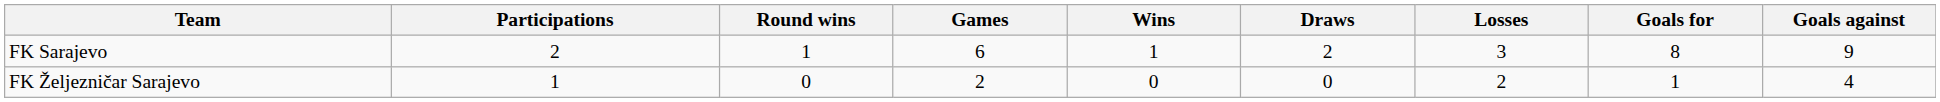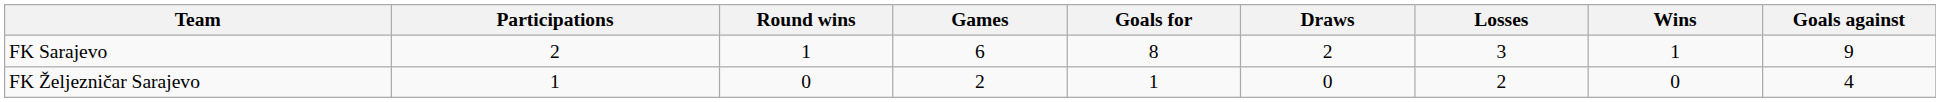columns swapped: (1154, 19) <-> (1675, 19)
